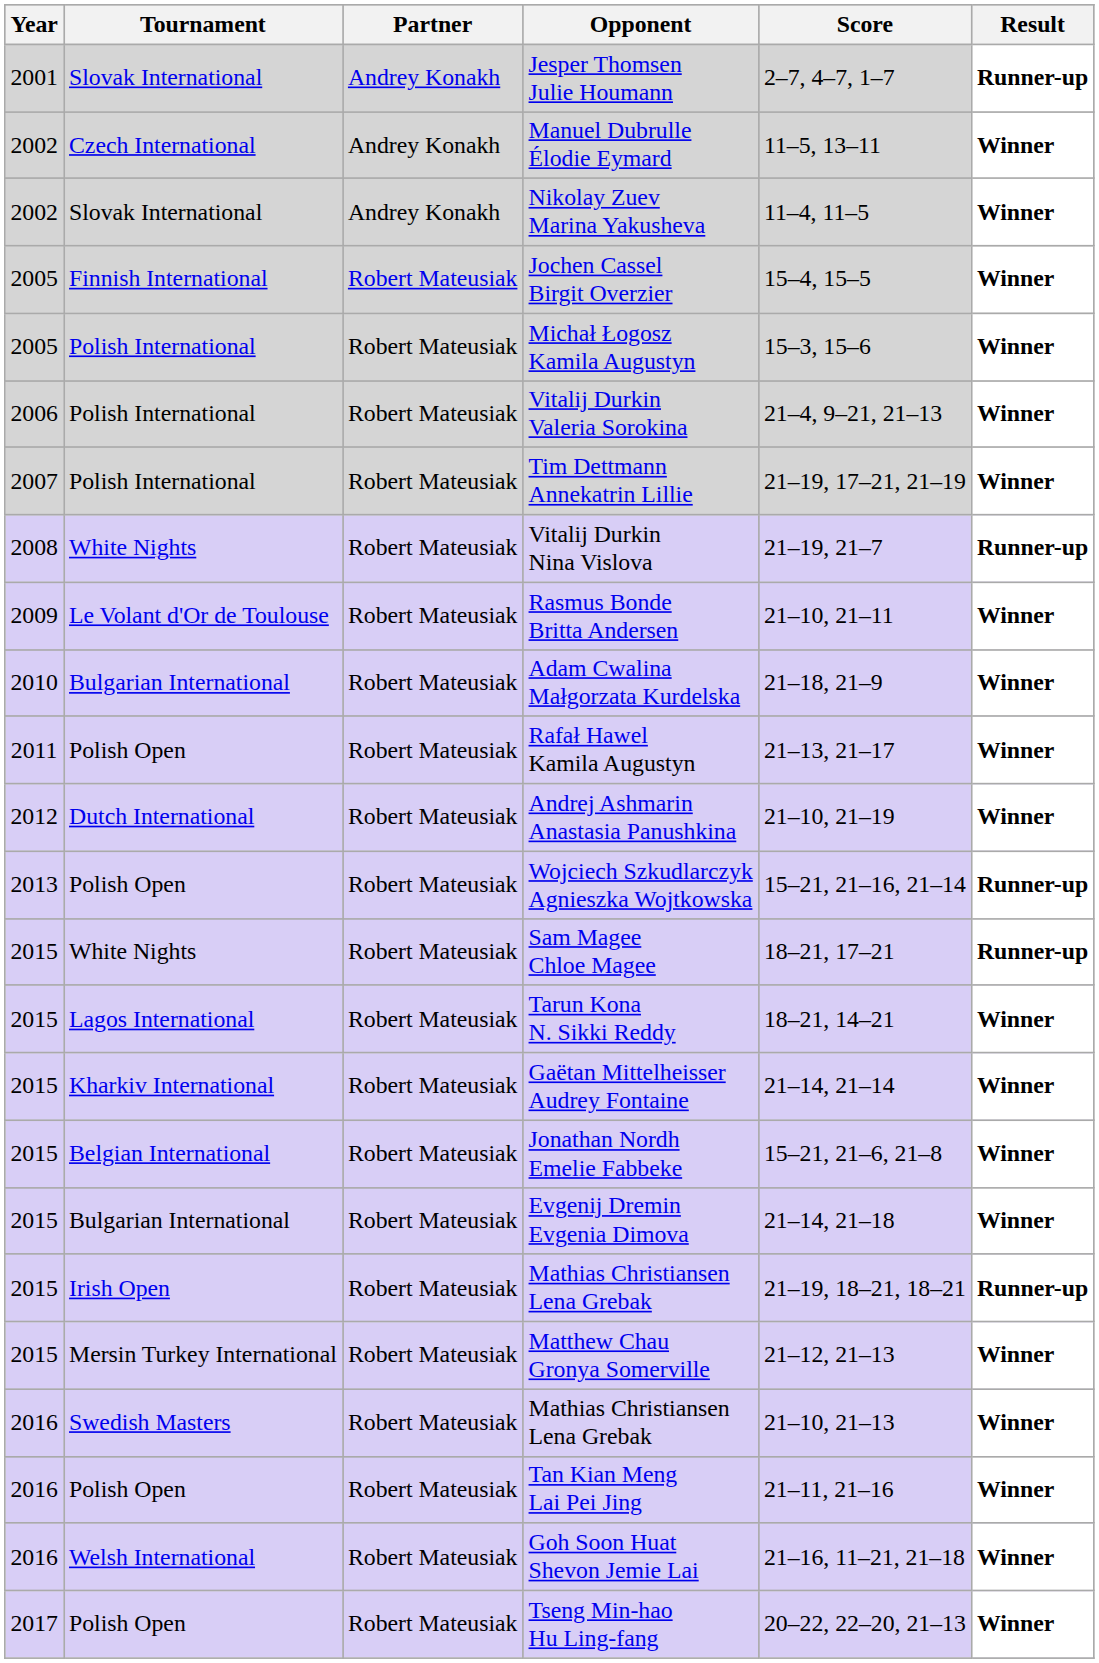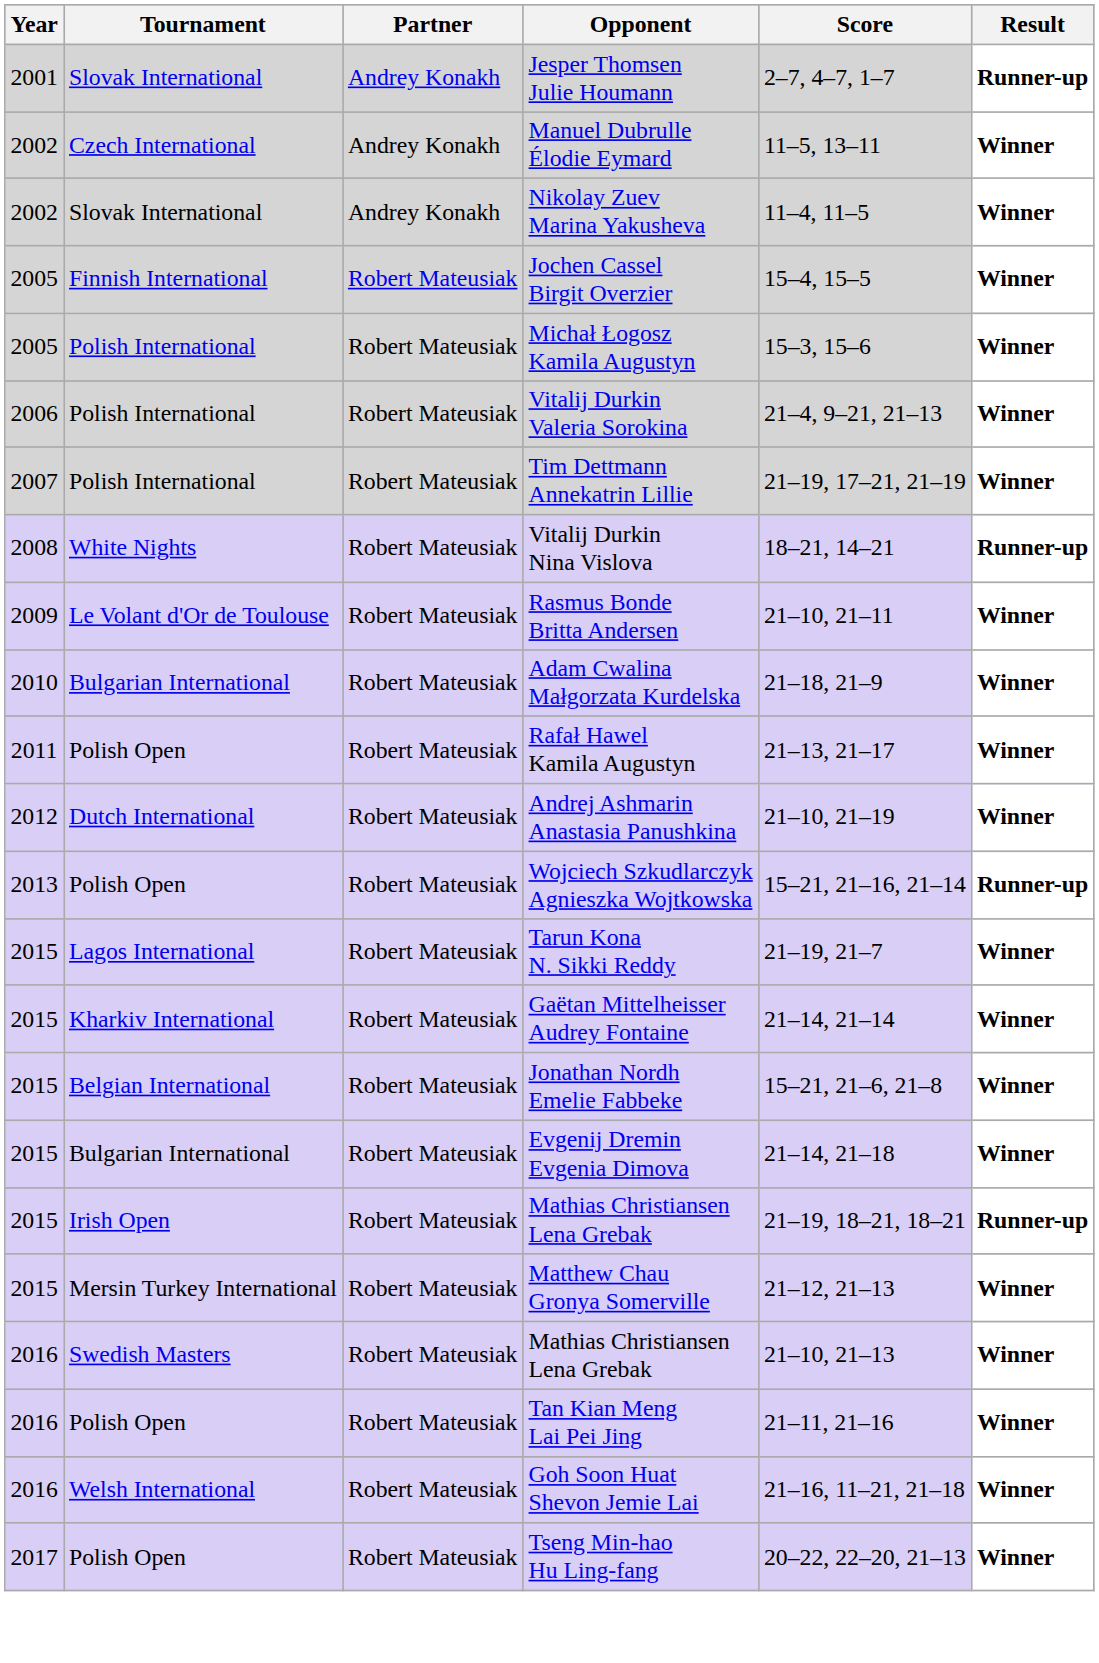(823, 548) 21–19, 21–7 -> (829, 548) 18–21, 14–21
- row: (133, 951)
(829, 1019) 18–21, 14–21 -> (823, 951) 21–19, 21–7
